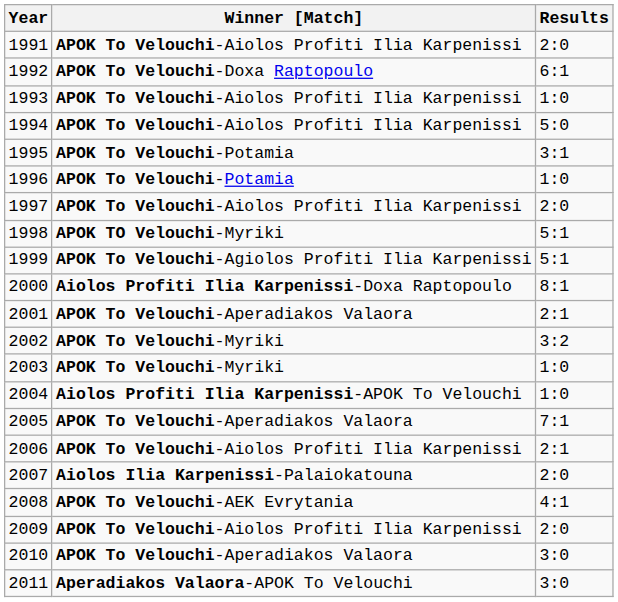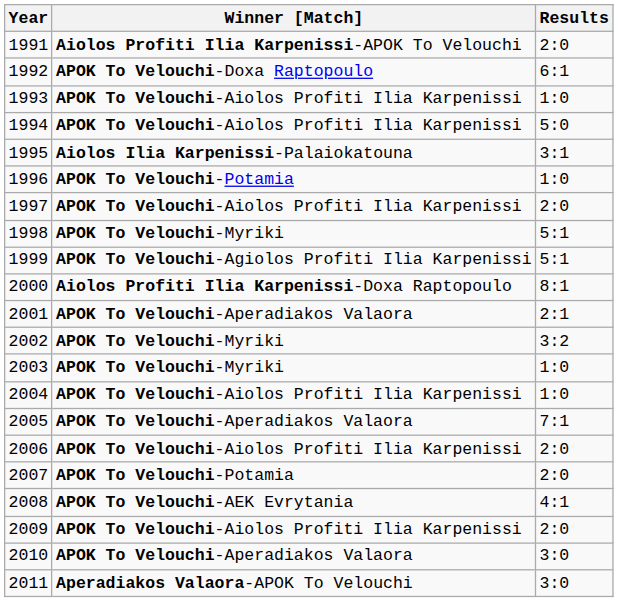(289, 45) APOK To Velouchi-Aiolos Profiti Ilia Karpenissi -> (289, 45) Aiolos Profiti Ilia Karpenissi-APOK To Velouchi
(175, 153) APOK To Velouchi-Potamia -> (234, 153) Aiolos Ilia Karpenissi-Palaiokatouna
(170, 233) APOK TO Velouchi-Myriki -> (170, 233) APOK To Velouchi-Myriki
(289, 395) Aiolos Profiti Ilia Karpenissi-APOK To Velouchi -> (289, 395) APOK To Velouchi-Aiolos Profiti Ilia Karpenissi
(554, 449) 2:1 -> (554, 449) 2:0
(234, 476) Aiolos Ilia Karpenissi-Palaiokatouna -> (175, 476) APOK To Velouchi-Potamia
